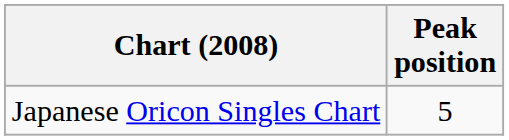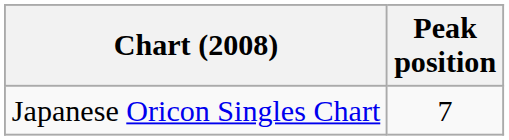(445, 109) 5 -> (445, 109) 7
